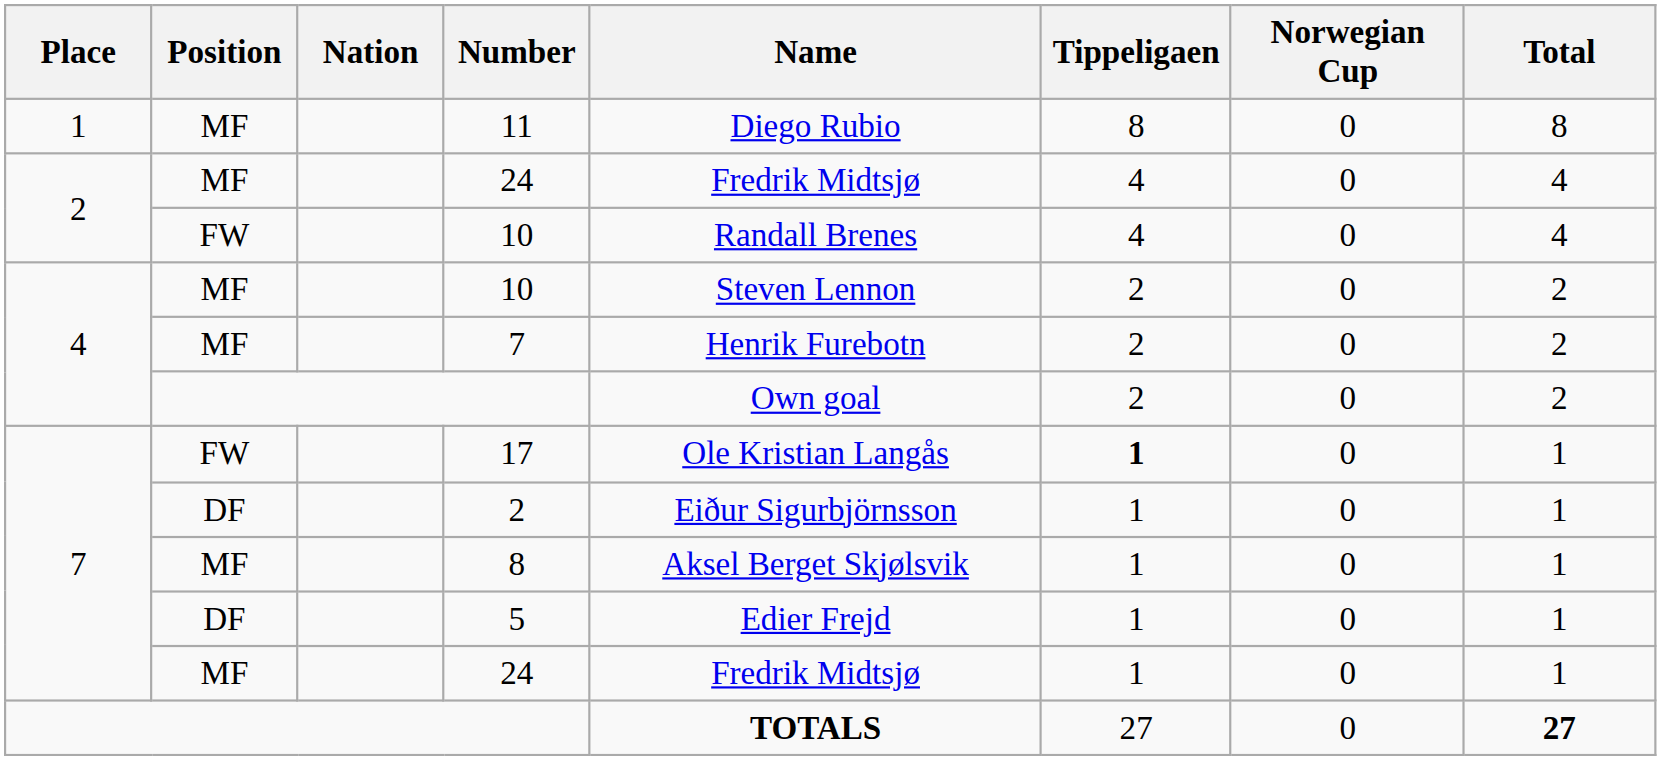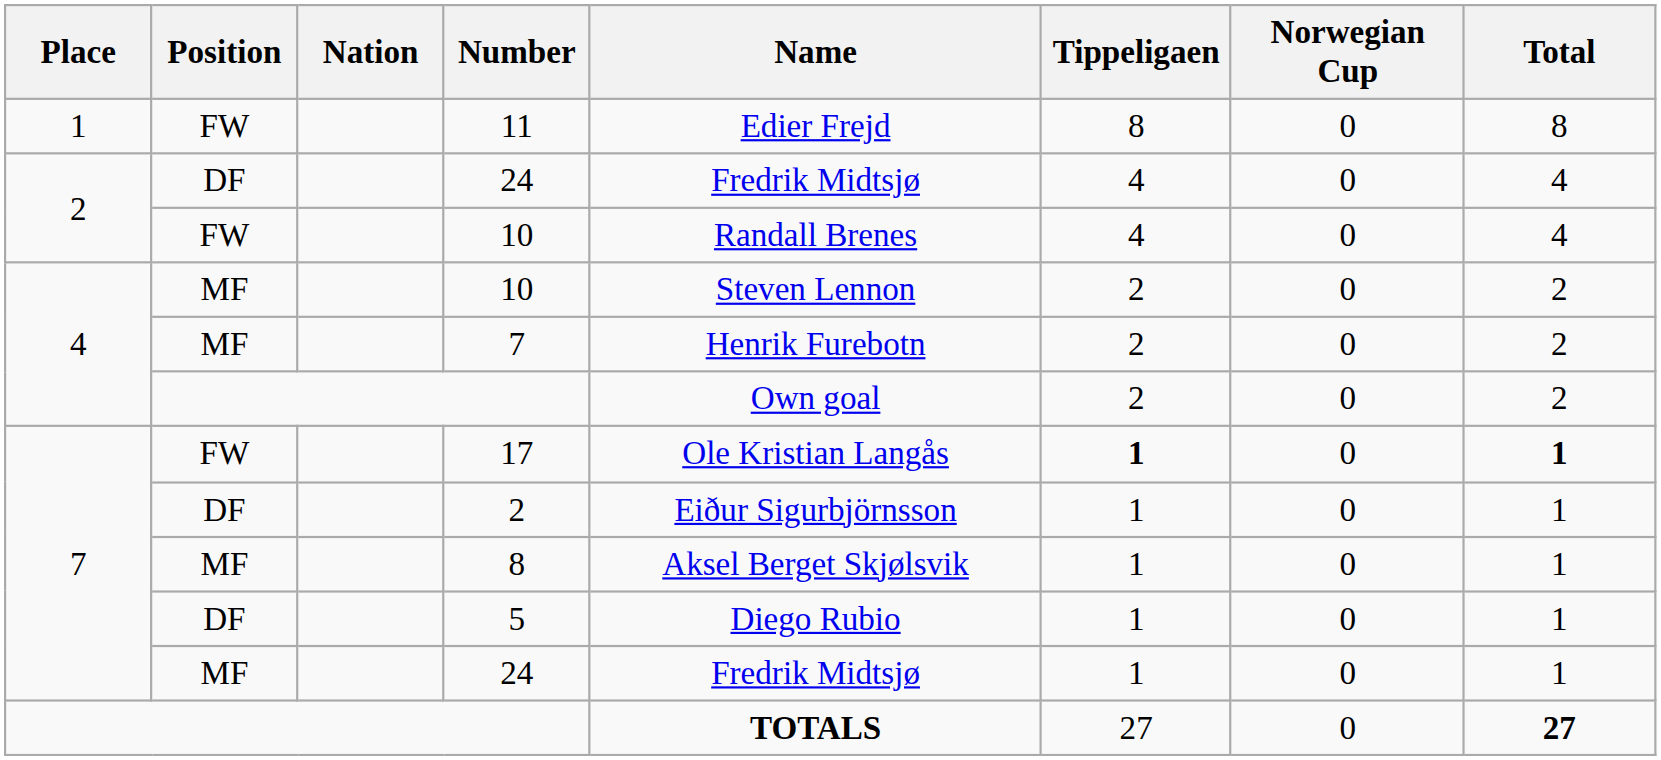(224, 125) MF -> (224, 125) FW
(816, 125) Diego Rubio -> (816, 125) Edier Frejd
(224, 180) MF -> (224, 180) DF
(1559, 453) normal -> (1559, 453) bold
(816, 617) Edier Frejd -> (816, 617) Diego Rubio
